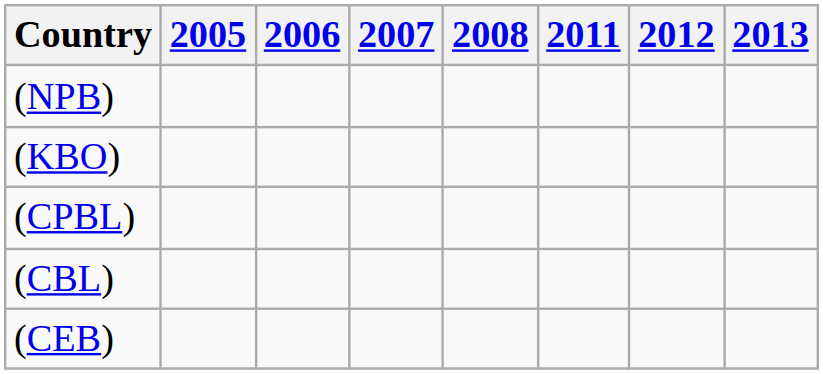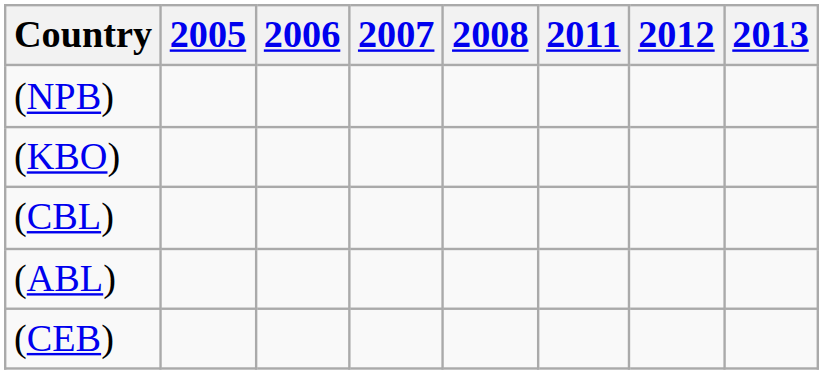- row: (75, 216)
+ row: (65, 277)
